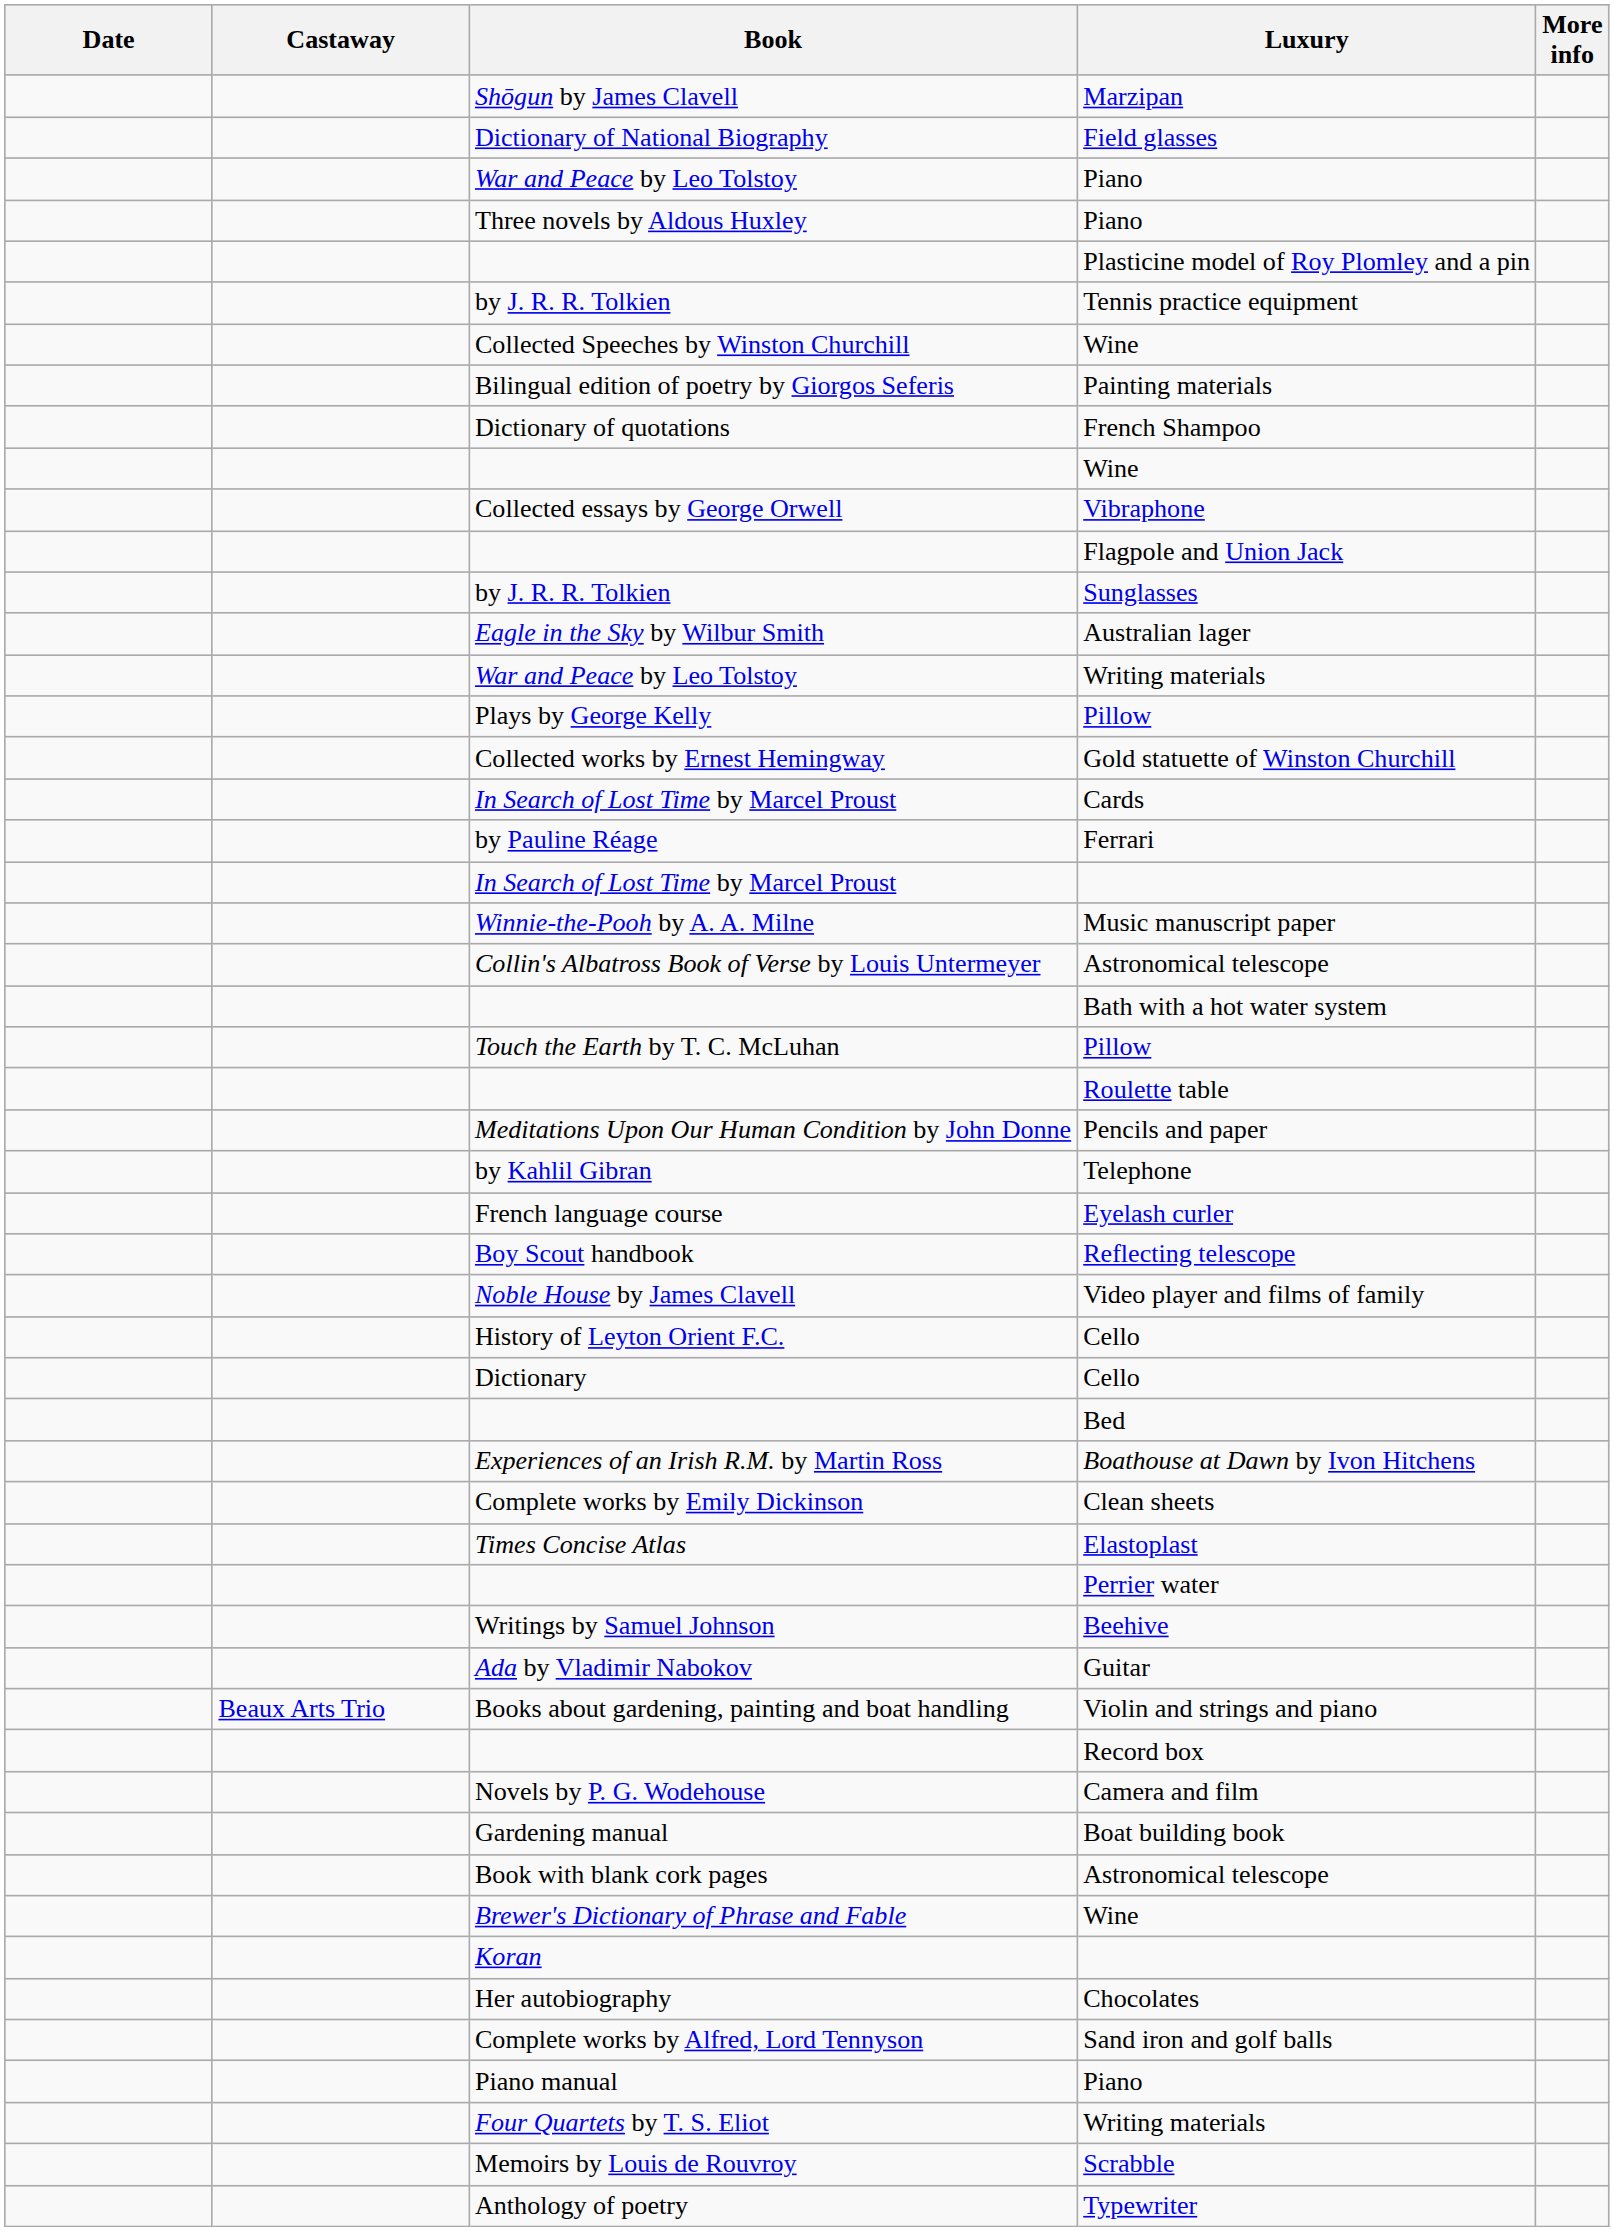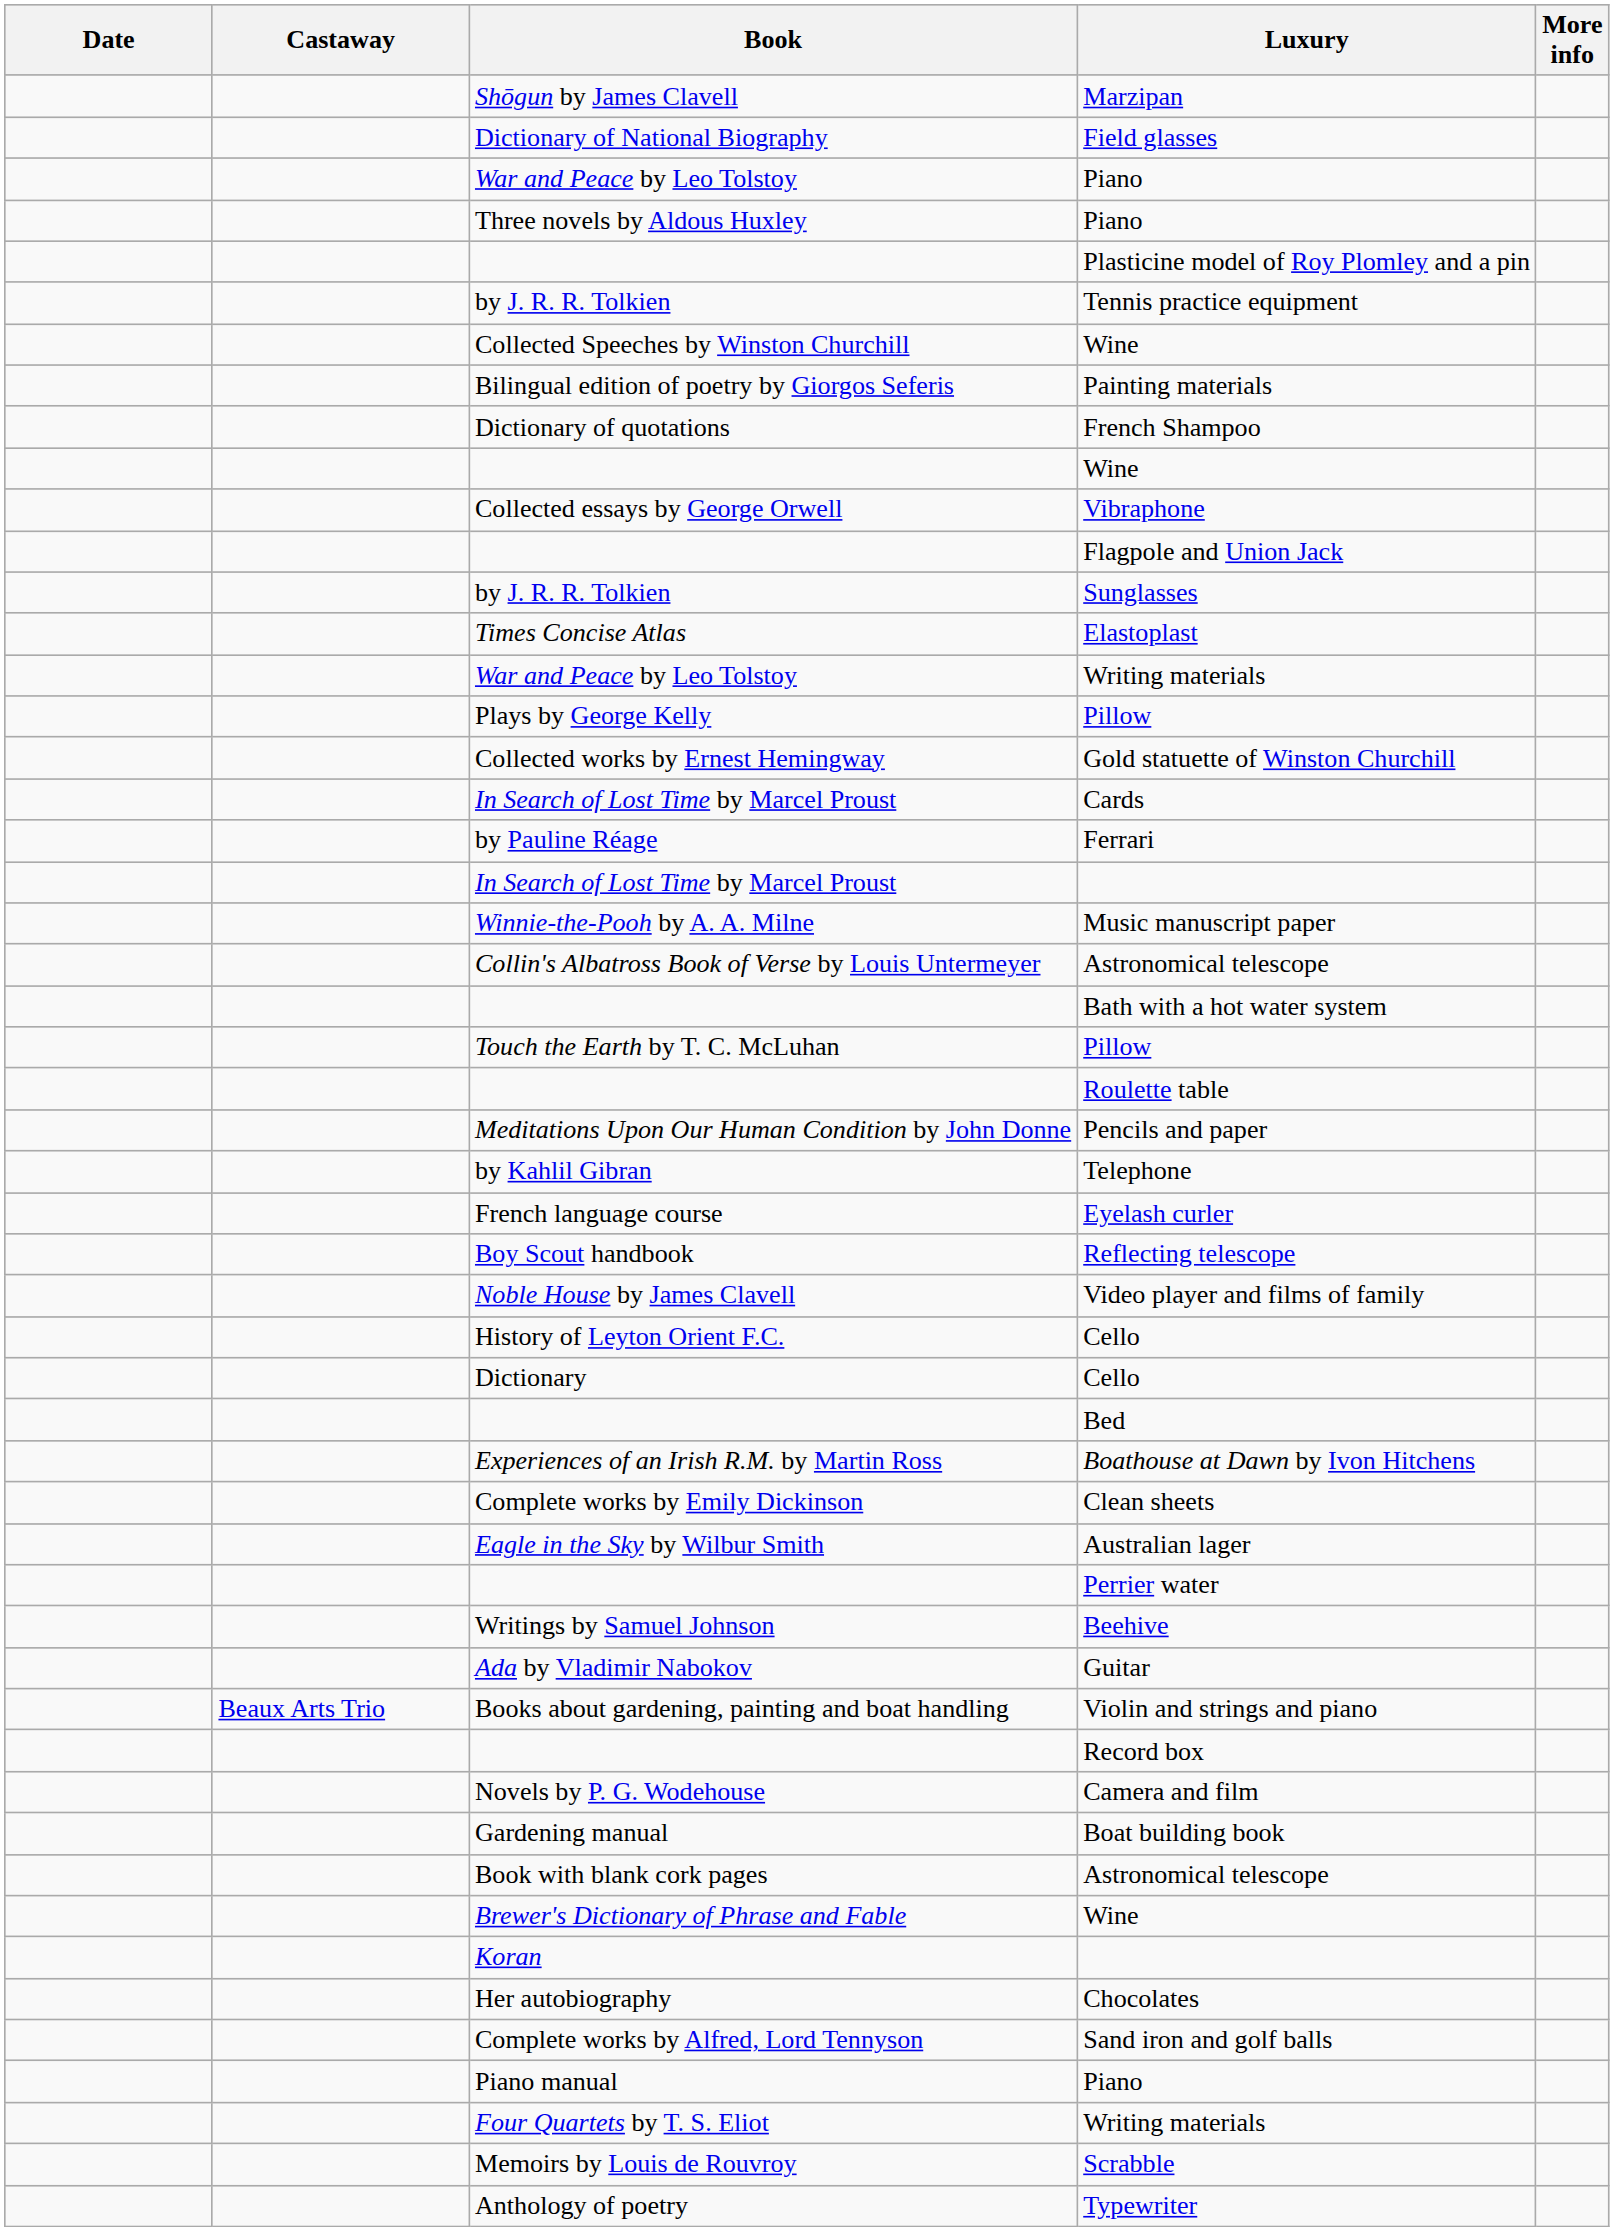rows swapped: (581, 1543) <-> (650, 633)
